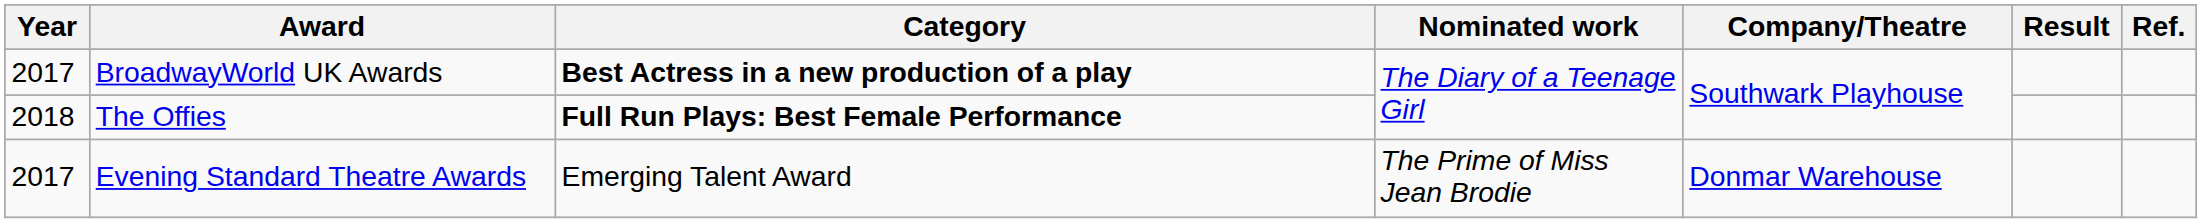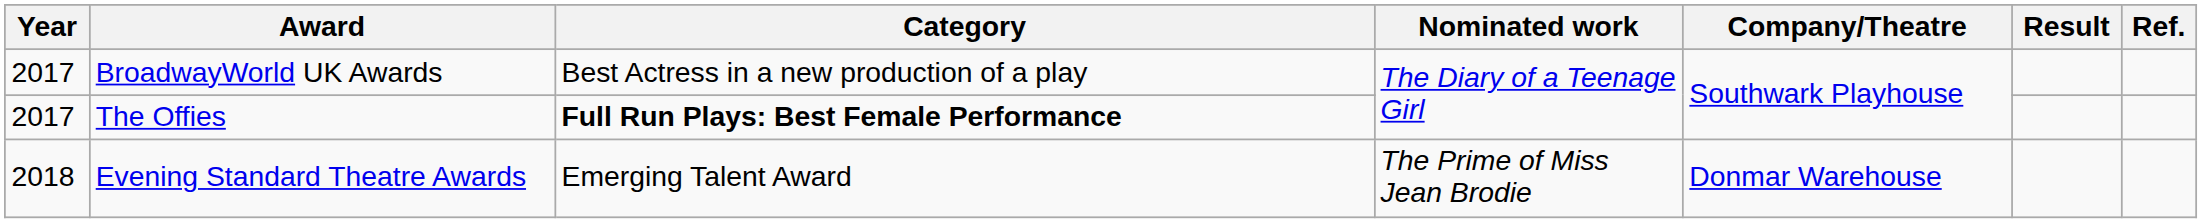(847, 71) bold -> (824, 71) normal
(43, 116) 2018 -> (43, 116) 2017
(43, 177) 2017 -> (43, 177) 2018
